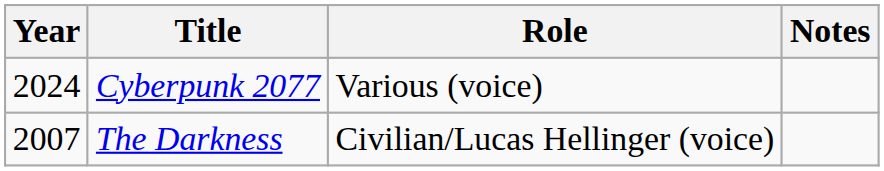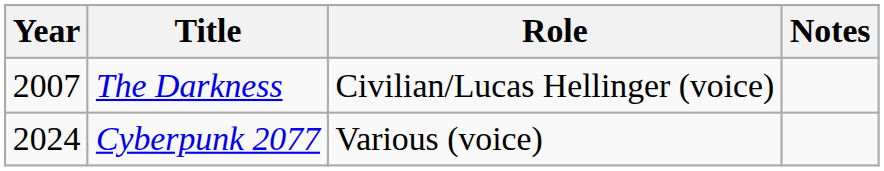rows swapped: (189, 138) <-> (208, 84)
